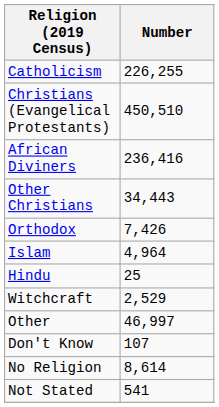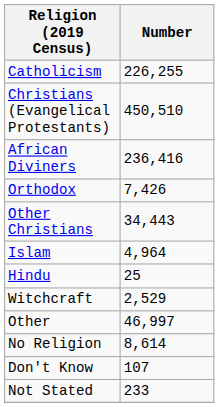rows swapped: (42, 230) <-> (50, 198)
rows swapped: (55, 368) <-> (50, 345)
(136, 391) 541 -> (136, 391) 233
